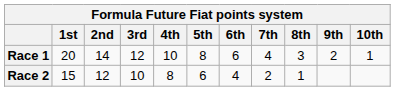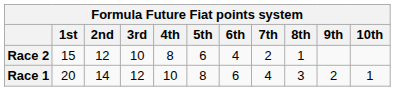rows swapped: (28, 55) <-> (28, 75)
